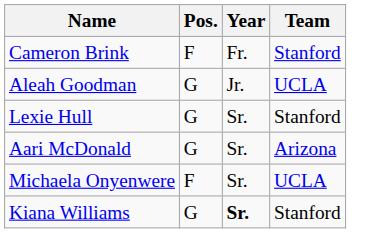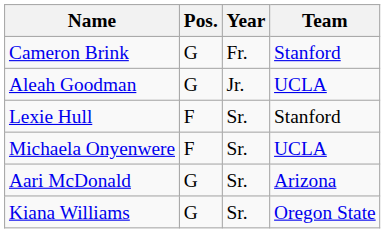(189, 51) F -> (191, 51) G
(191, 115) G -> (189, 115) F
rows swapped: (70, 147) <-> (92, 179)
(238, 211) bold -> (237, 211) normal
(307, 211) Stanford -> (325, 211) Oregon State
